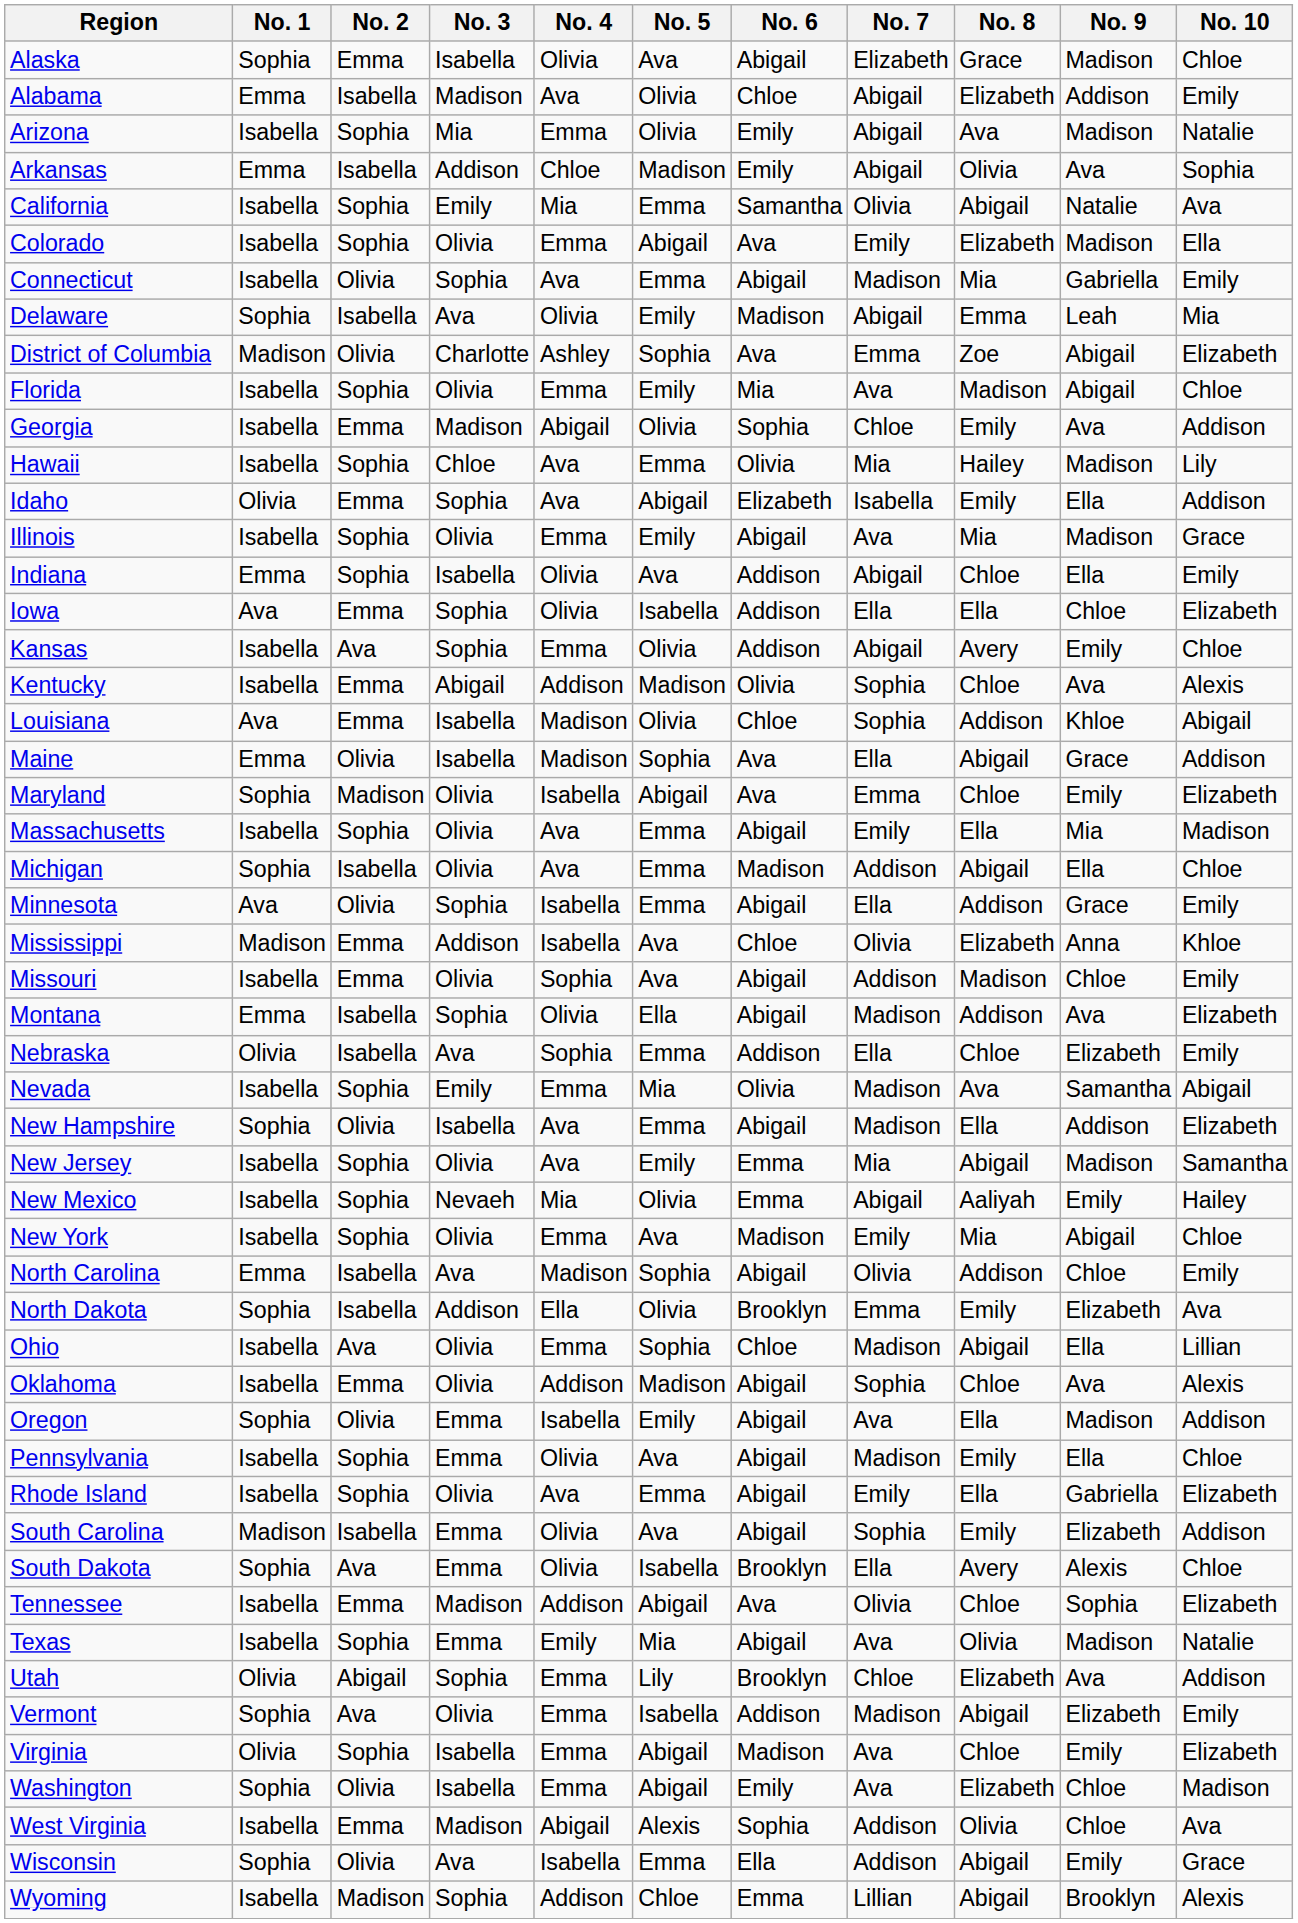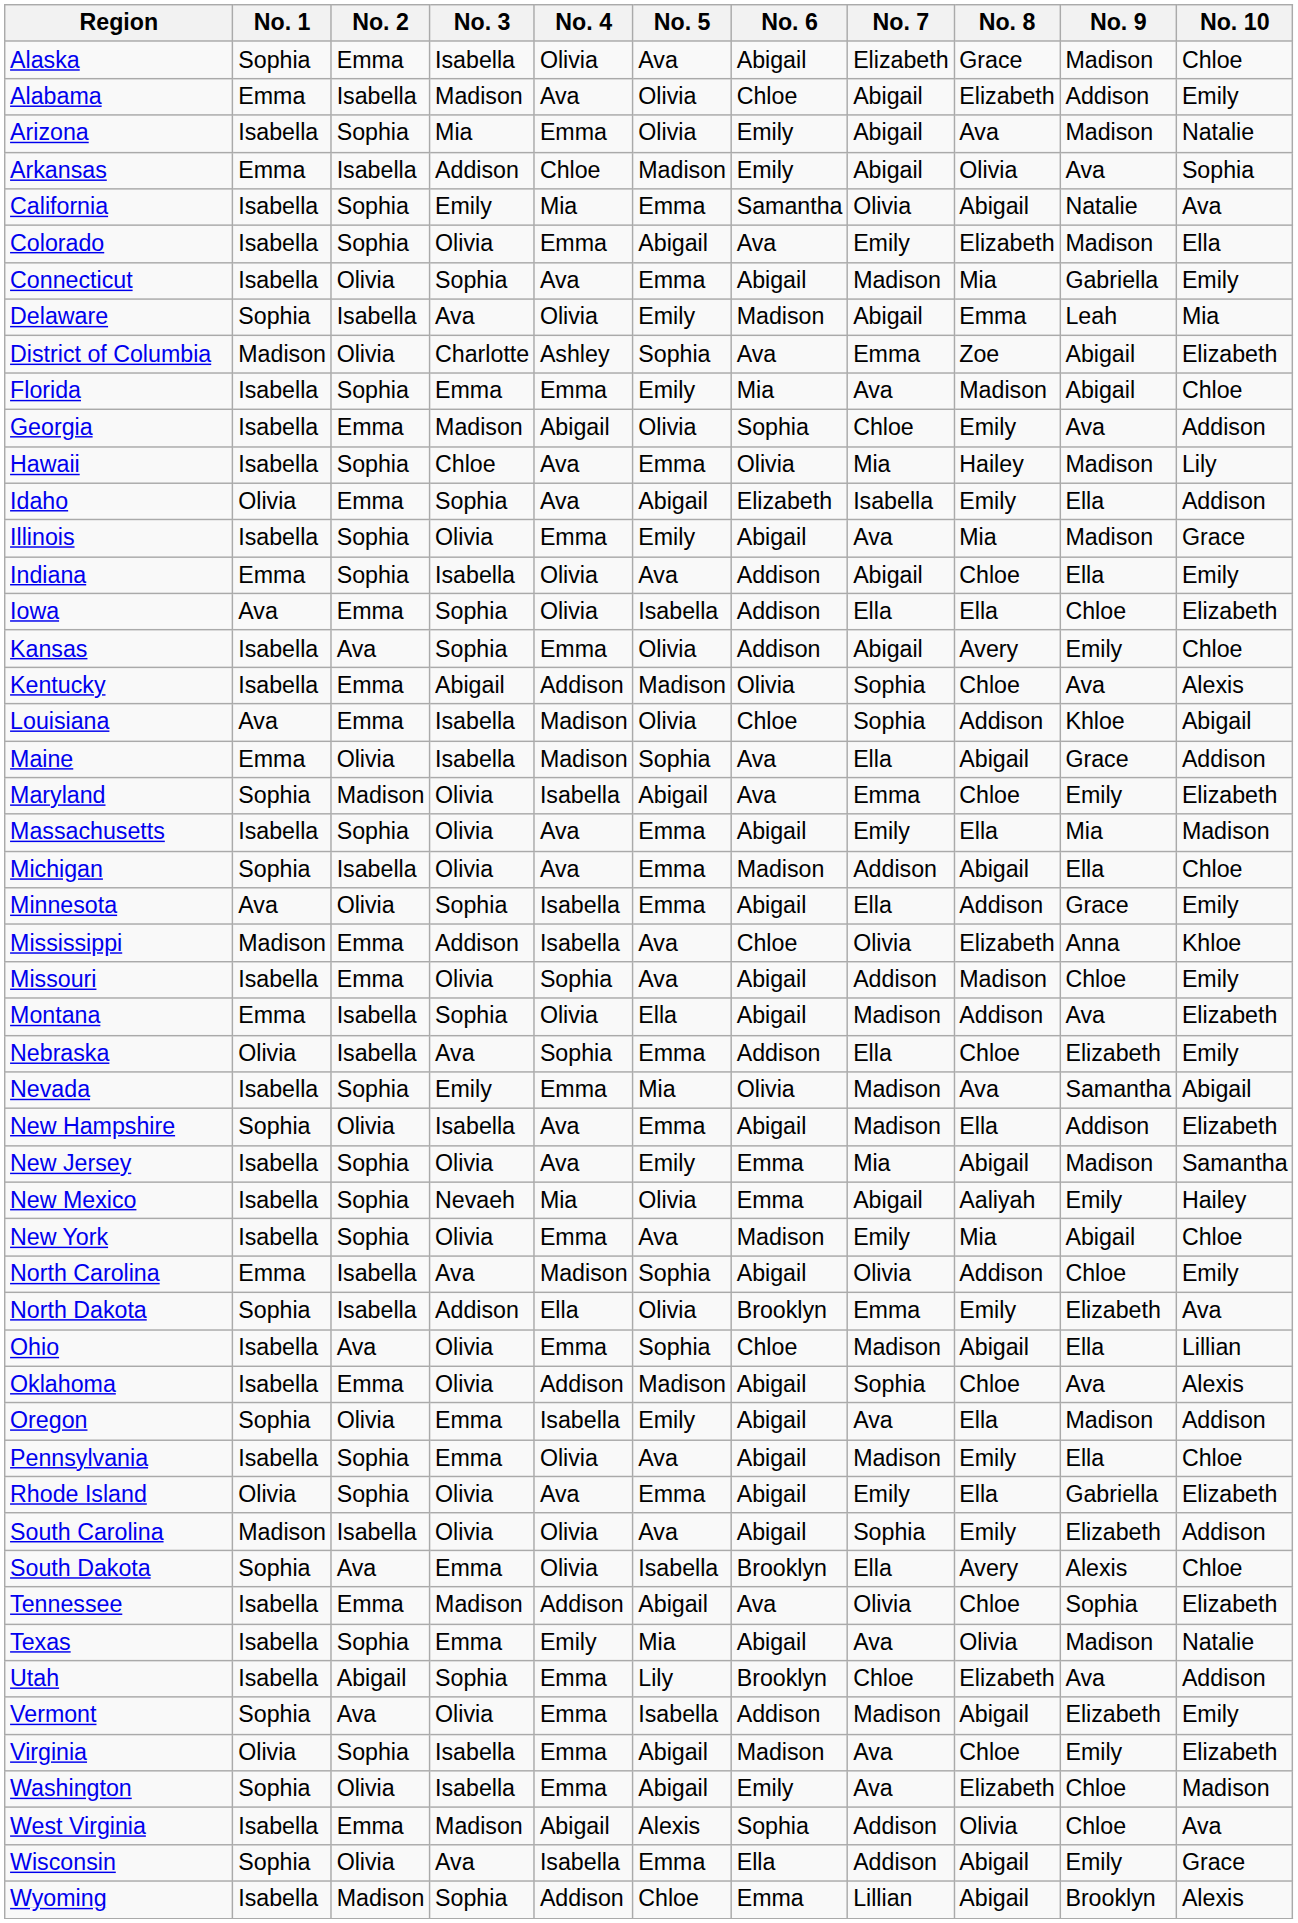(464, 390) Olivia -> (469, 390) Emma
(278, 1494) Isabella -> (267, 1494) Olivia
(469, 1531) Emma -> (464, 1531) Olivia
(267, 1678) Olivia -> (278, 1678) Isabella
